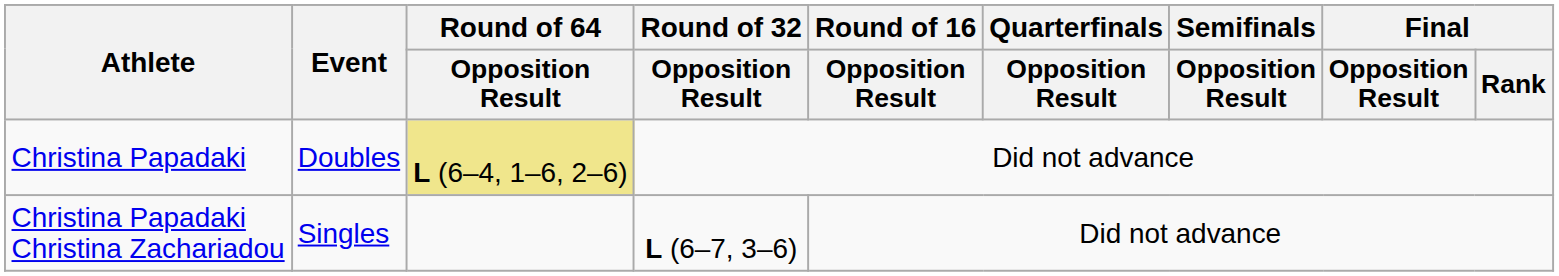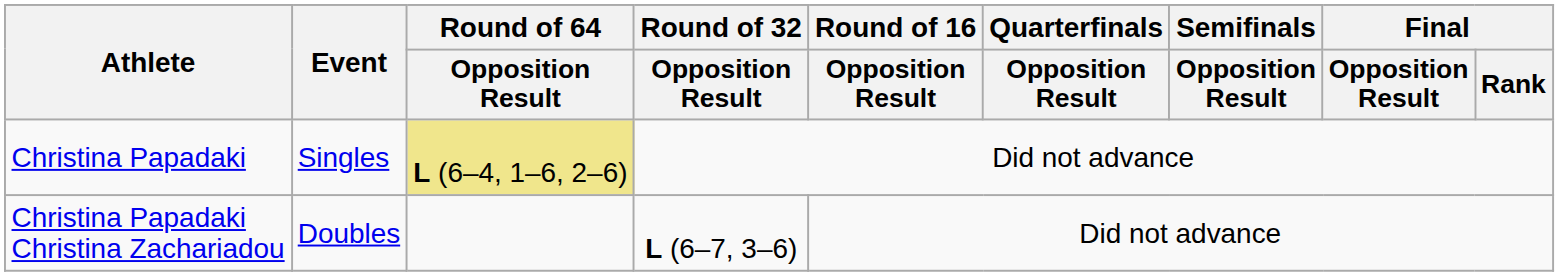(349, 158) Doubles -> (344, 158) Singles
(344, 233) Singles -> (349, 233) Doubles
